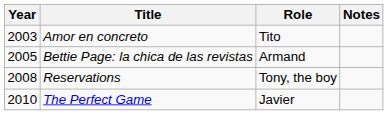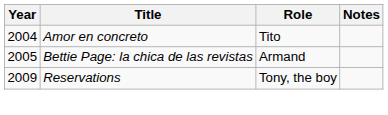(22, 36) 2003 -> (22, 36) 2004
(22, 78) 2008 -> (22, 78) 2009
- row: (97, 99)
